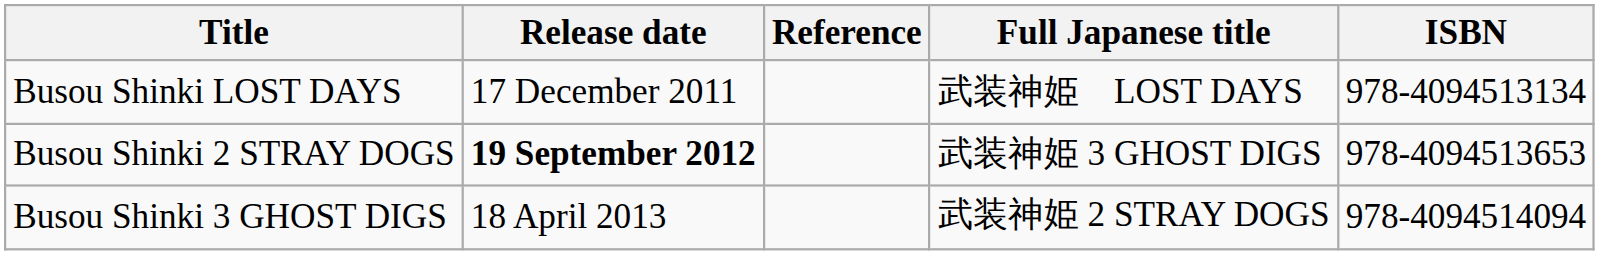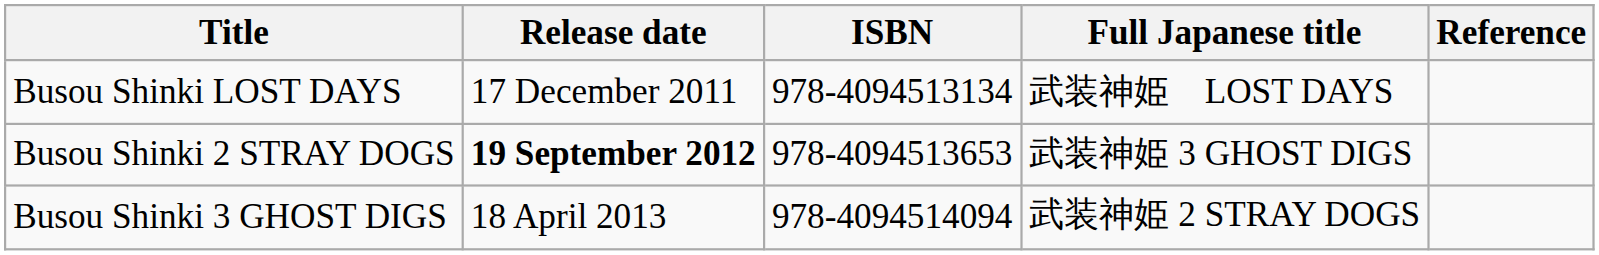columns swapped: (1466, 32) <-> (847, 32)
